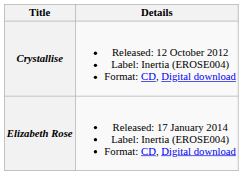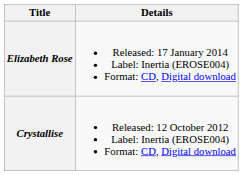rows swapped: (40, 58) <-> (40, 133)
